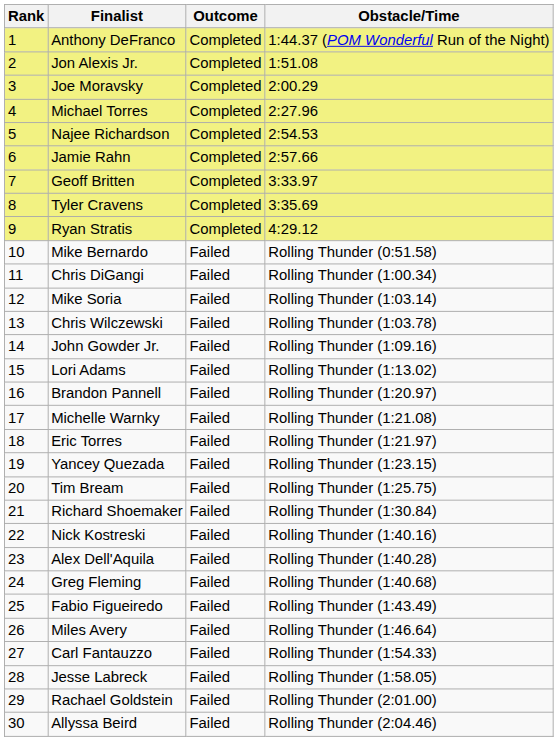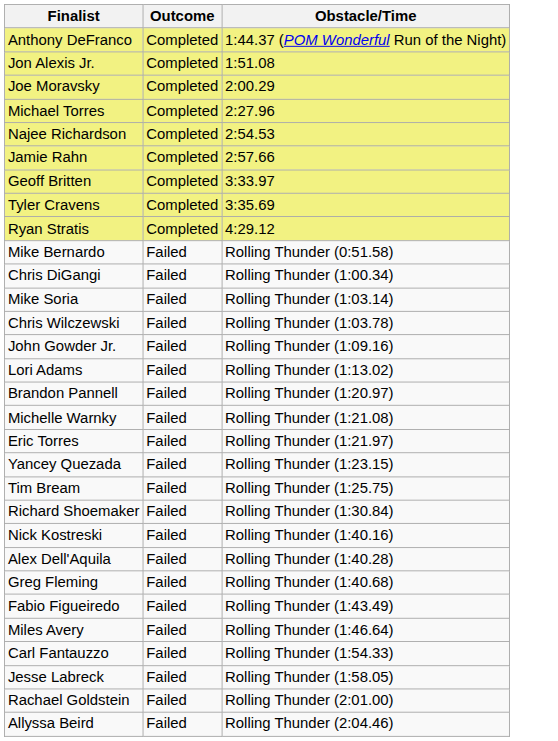- column: (26, 16)
